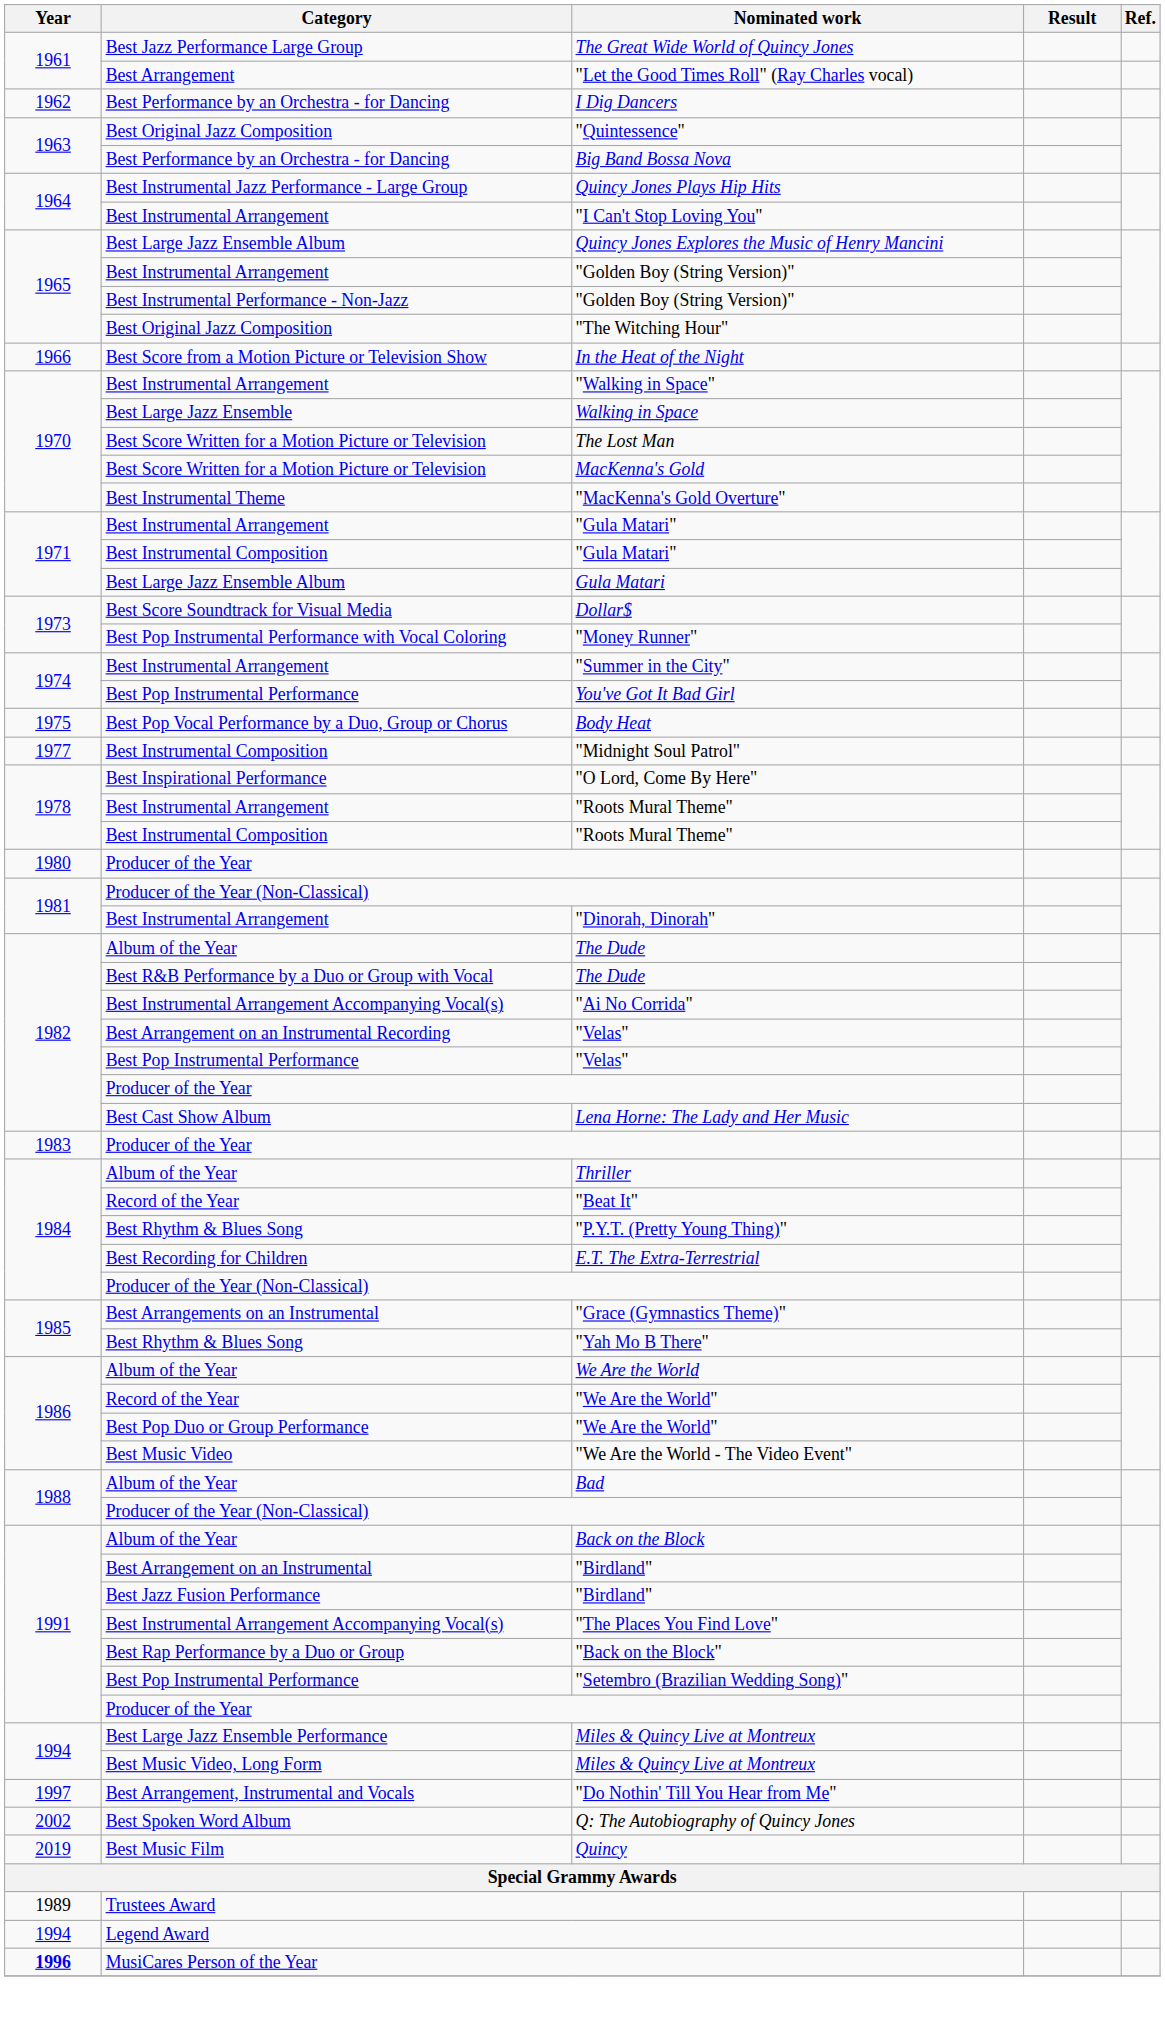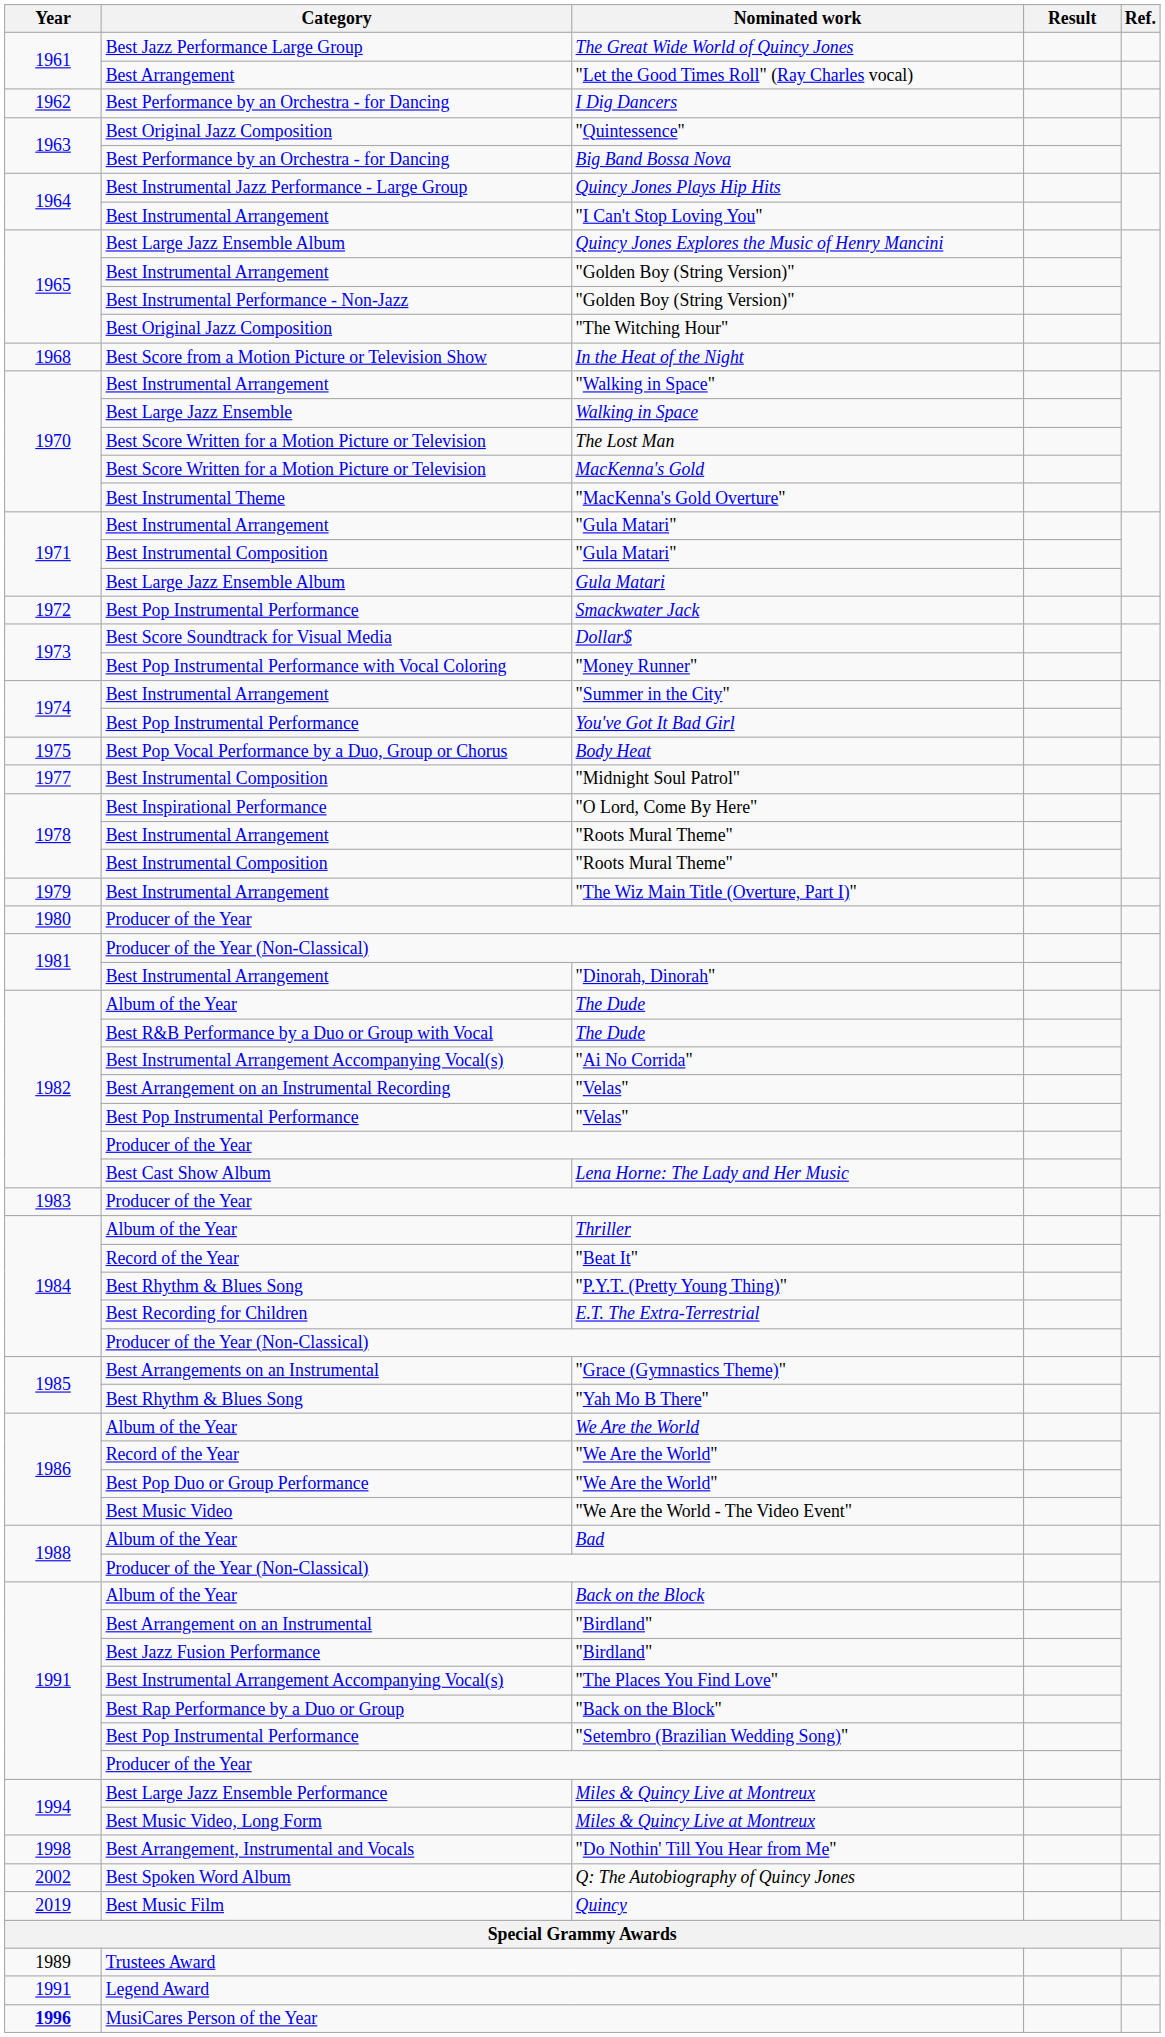(53, 356) 1966 -> (53, 356) 1968
+ row: (232, 610)
+ row: (217, 891)
(53, 1793) 1997 -> (53, 1849) 1998
(53, 1933) 1994 -> (53, 1990) 1991
